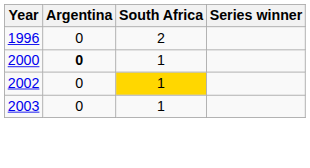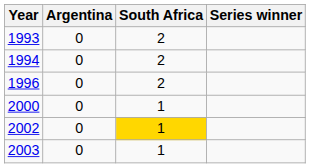+ row: (24, 38)
+ row: (24, 60)
(79, 60) bold -> (79, 106) normal
